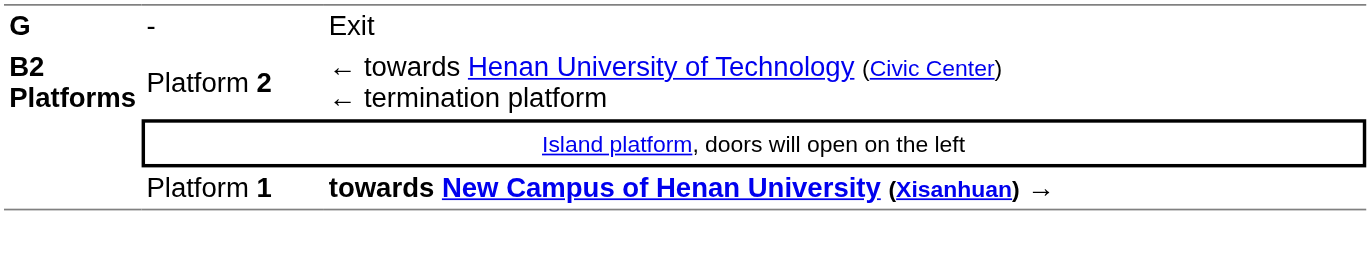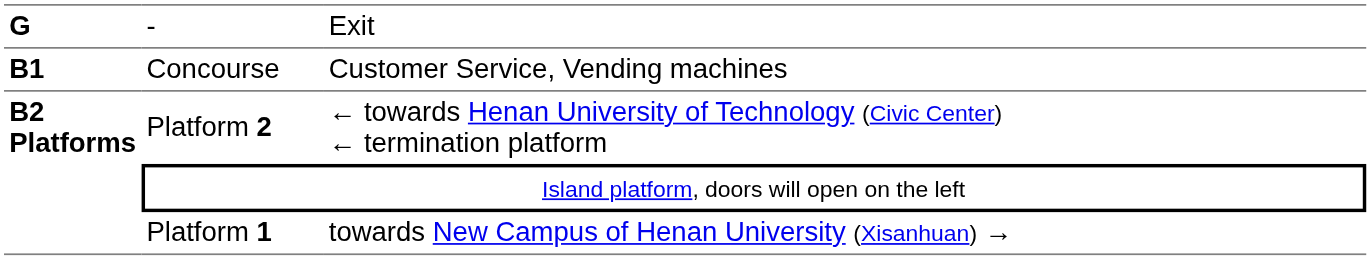+ row: (213, 69)
(692, 187) bold -> (670, 232) normal
